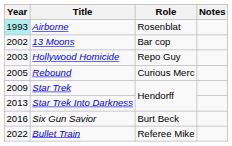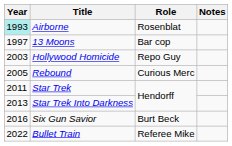(17, 42) 2002 -> (17, 42) 1997
(17, 88) 2009 -> (17, 88) 2011
